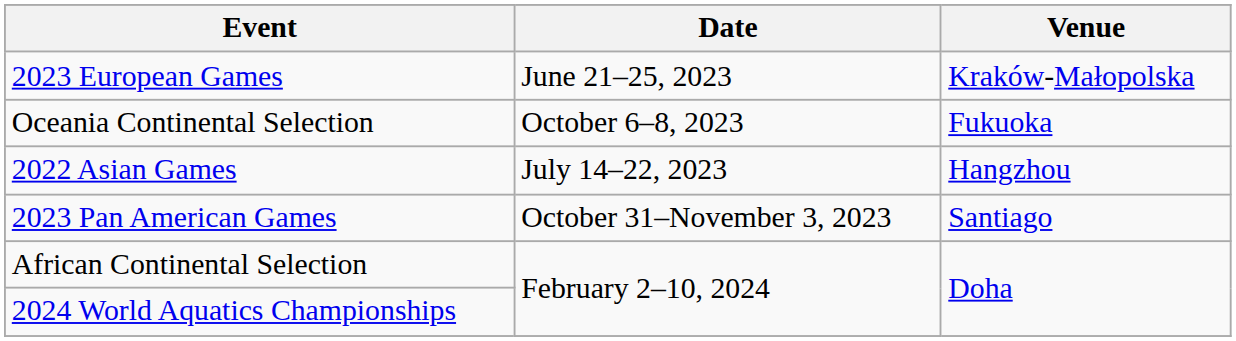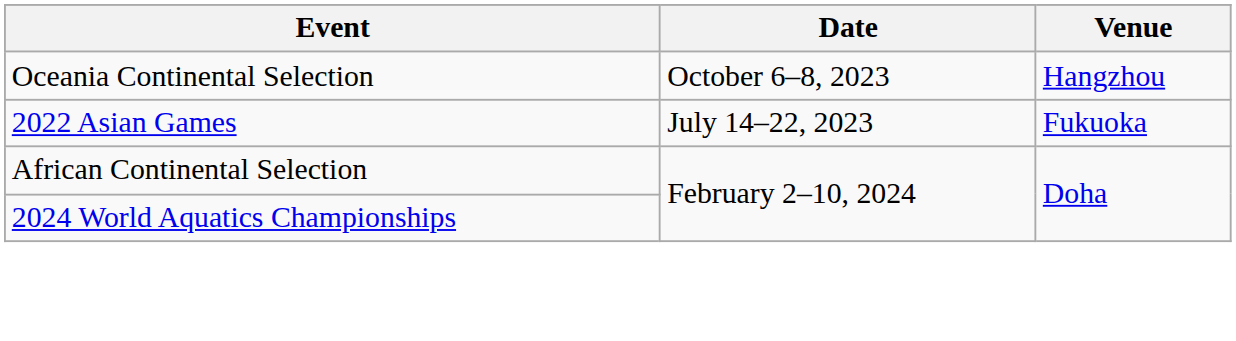- row: (147, 75)
(1000, 122) Fukuoka -> (1104, 75) Hangzhou
(1009, 169) Hangzhou -> (1095, 122) Fukuoka
- row: (174, 216)
